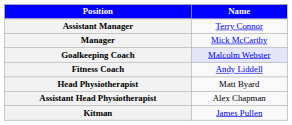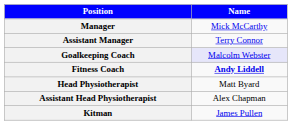rows swapped: (98, 41) <-> (98, 26)
(239, 70) normal -> (239, 70) bold
